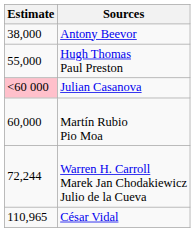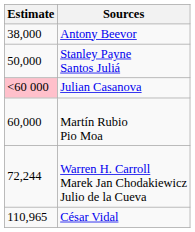+ row: (96, 61)
- row: (96, 61)
